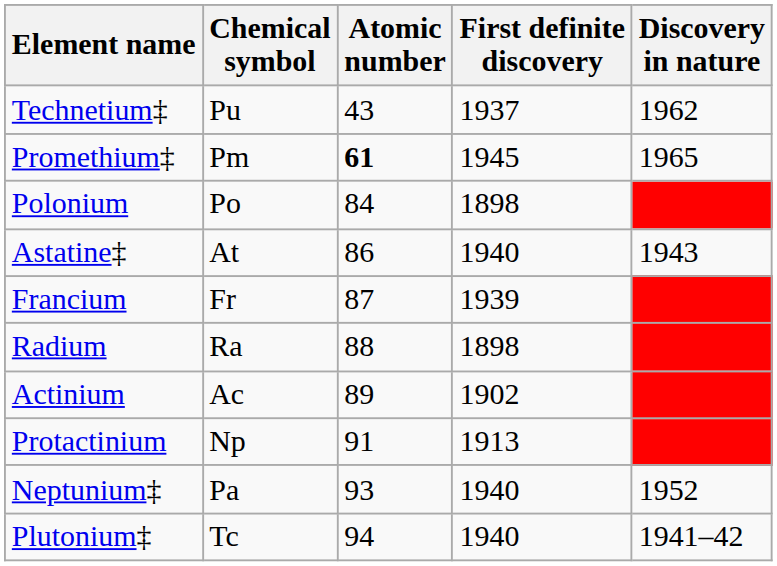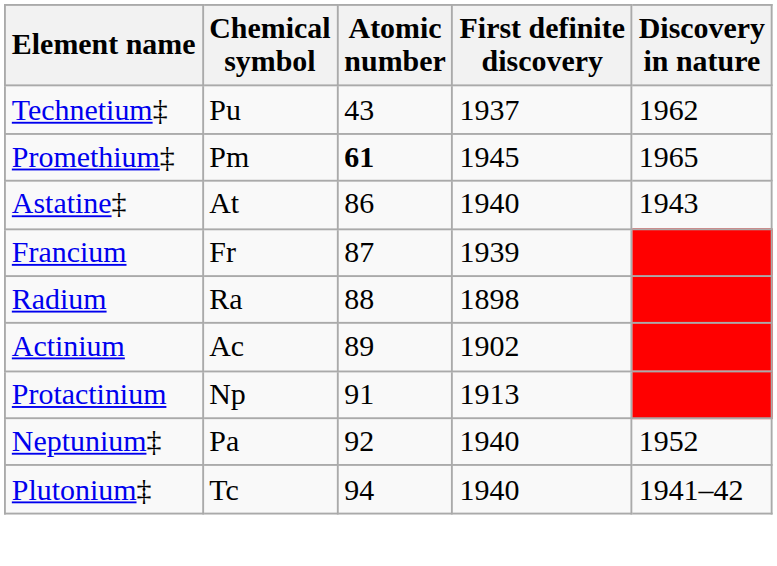- row: (70, 204)
(359, 488) 93 -> (359, 441) 92
